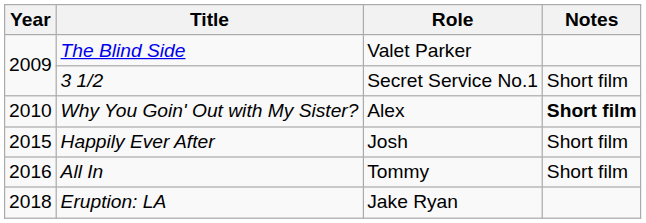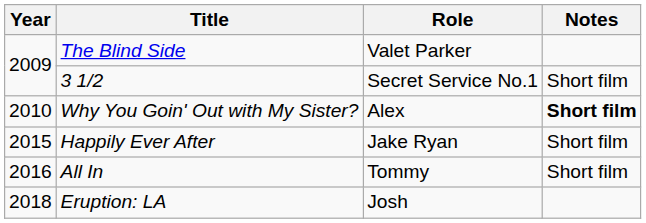(388, 141) Josh -> (413, 141) Jake Ryan
(413, 202) Jake Ryan -> (388, 202) Josh
